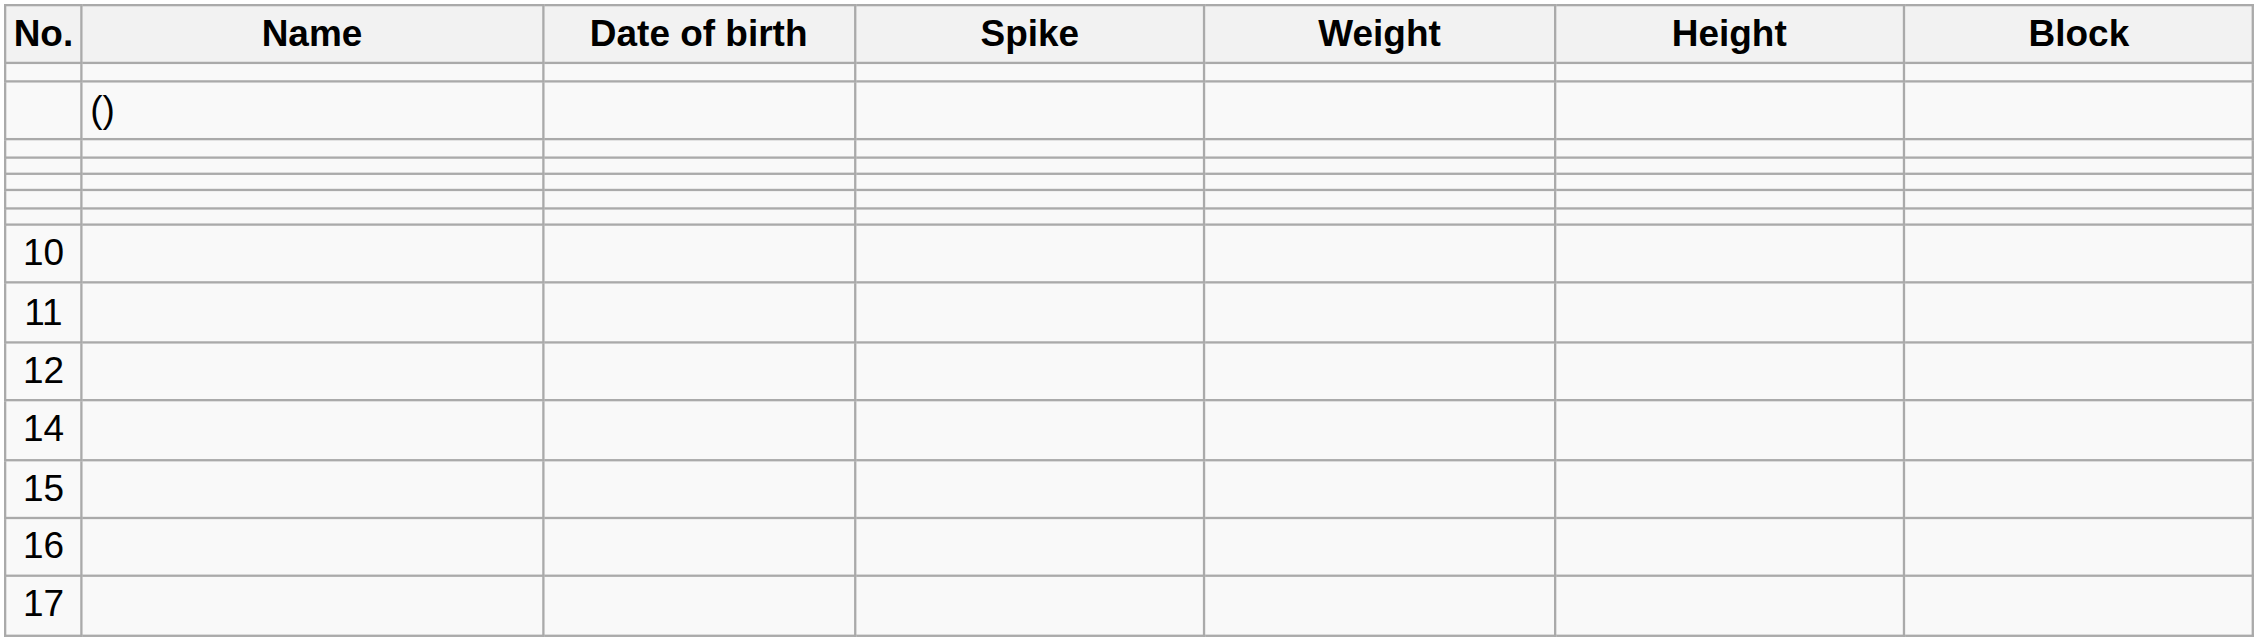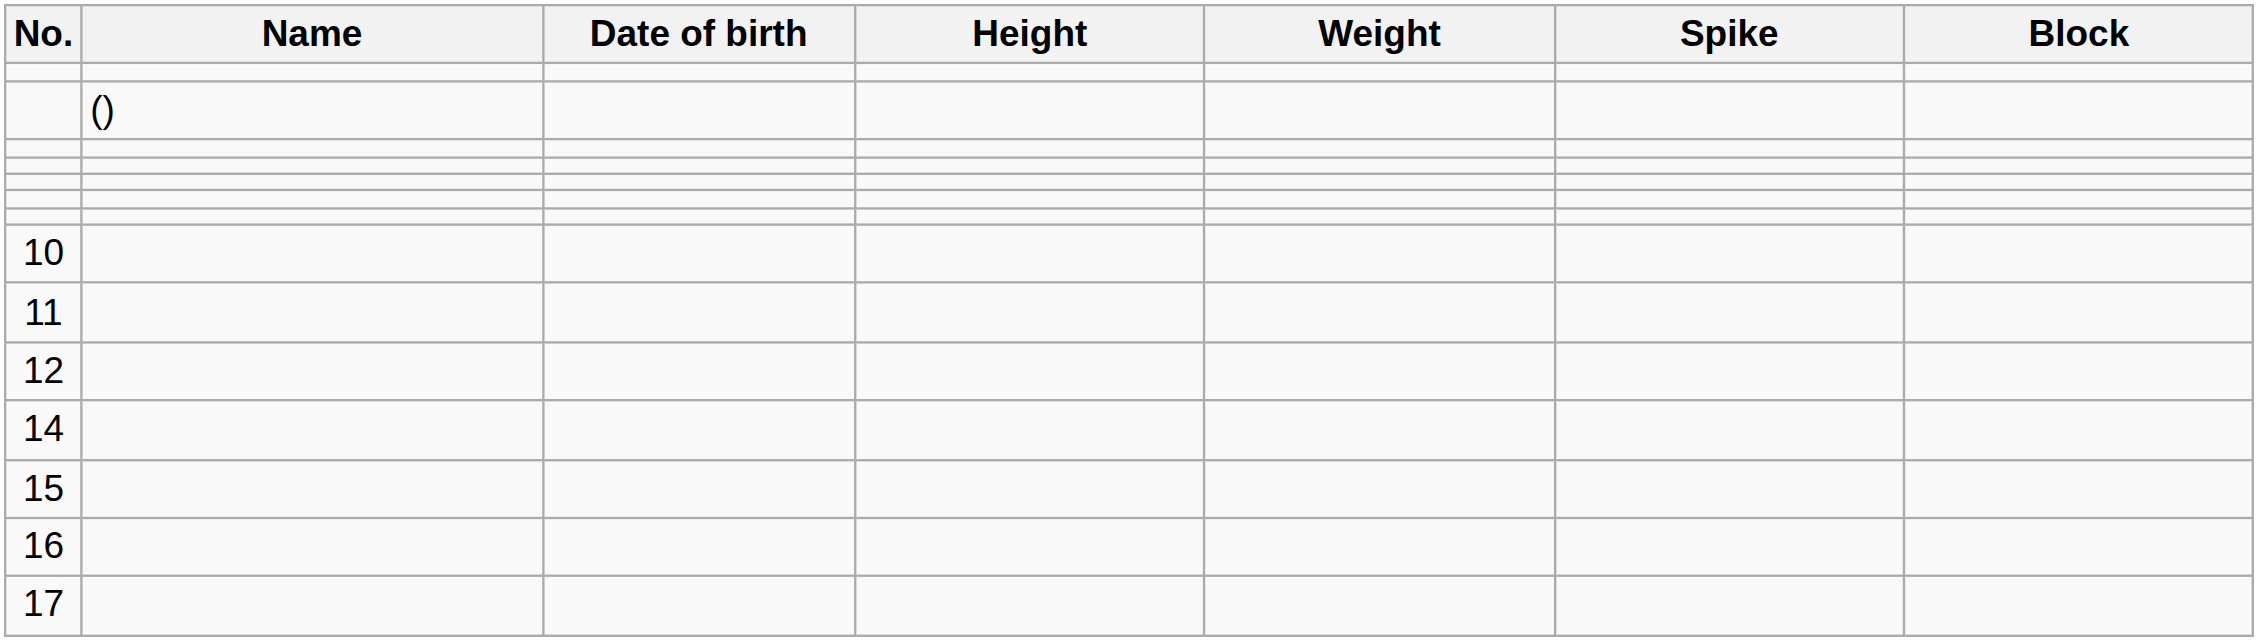columns swapped: (1729, 33) <-> (1030, 33)
